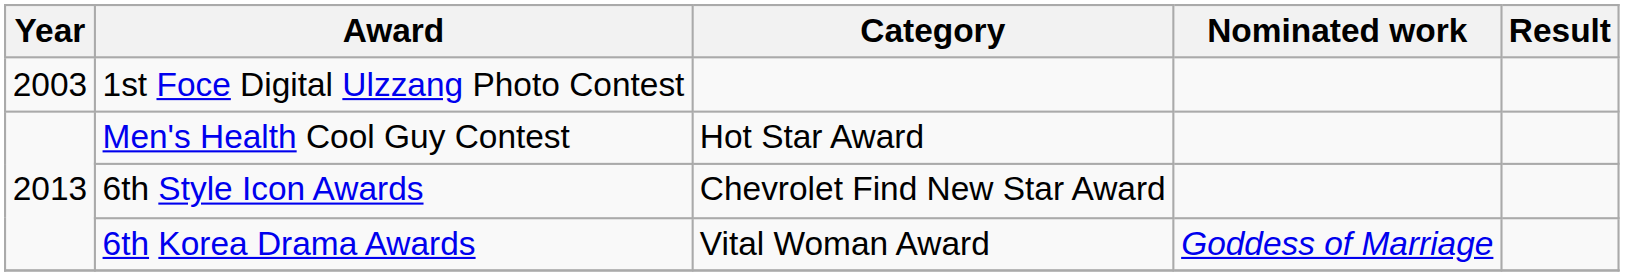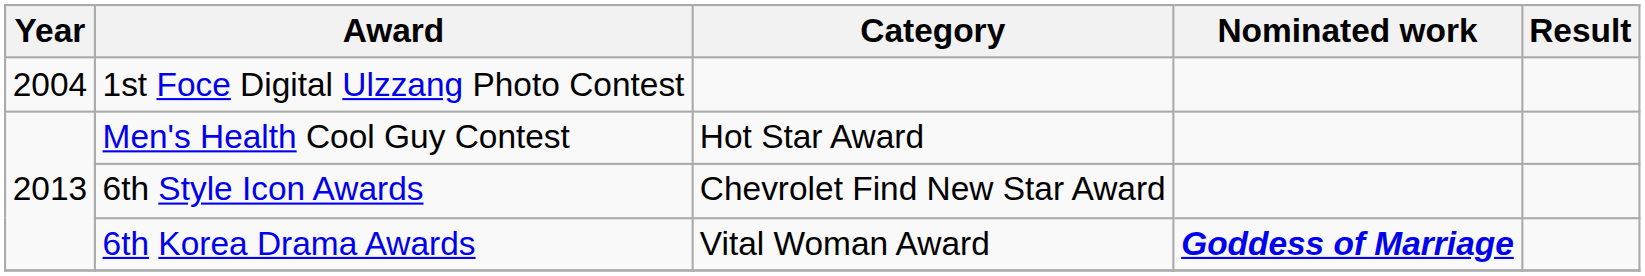(50, 84) 2003 -> (50, 84) 2004
(1337, 243) normal -> (1347, 243) bold
